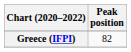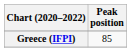(107, 39) 82 -> (107, 39) 85
